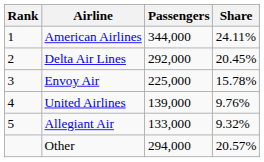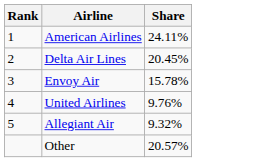- column: (179, 15)
